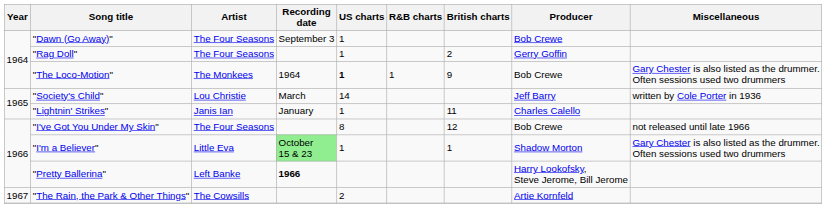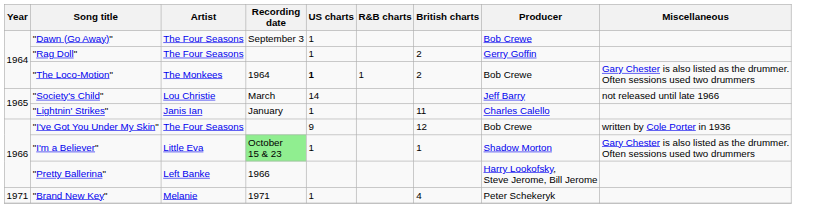(449, 75) 9 -> (419, 75) 2
(697, 96) written by Cole Porter in 1936 -> (661, 96) not released until late 1966
(342, 127) 8 -> (311, 127) 9
(691, 127) not released until late 1966 -> (666, 127) written by Cole Porter in 1936
(289, 174) bold -> (259, 174) normal
- row: (111, 195)
+ row: (70, 195)
